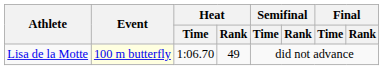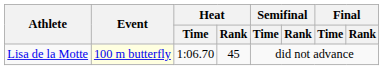(234, 54) 49 -> (234, 54) 45
